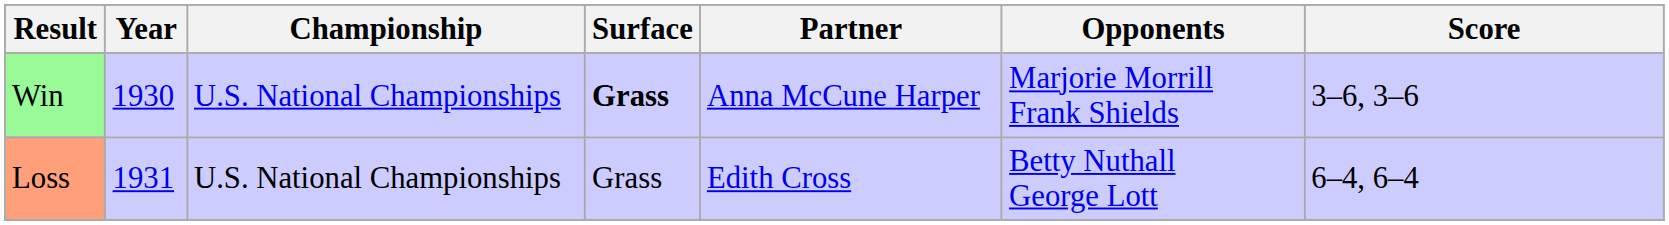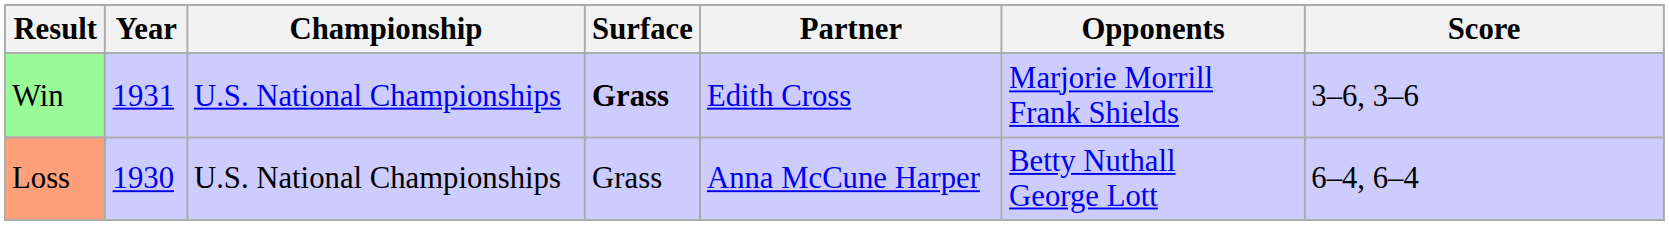(143, 94) 1930 -> (143, 94) 1931
(843, 94) Anna McCune Harper -> (779, 94) Edith Cross
(143, 178) 1931 -> (143, 178) 1930
(779, 178) Edith Cross -> (843, 178) Anna McCune Harper
